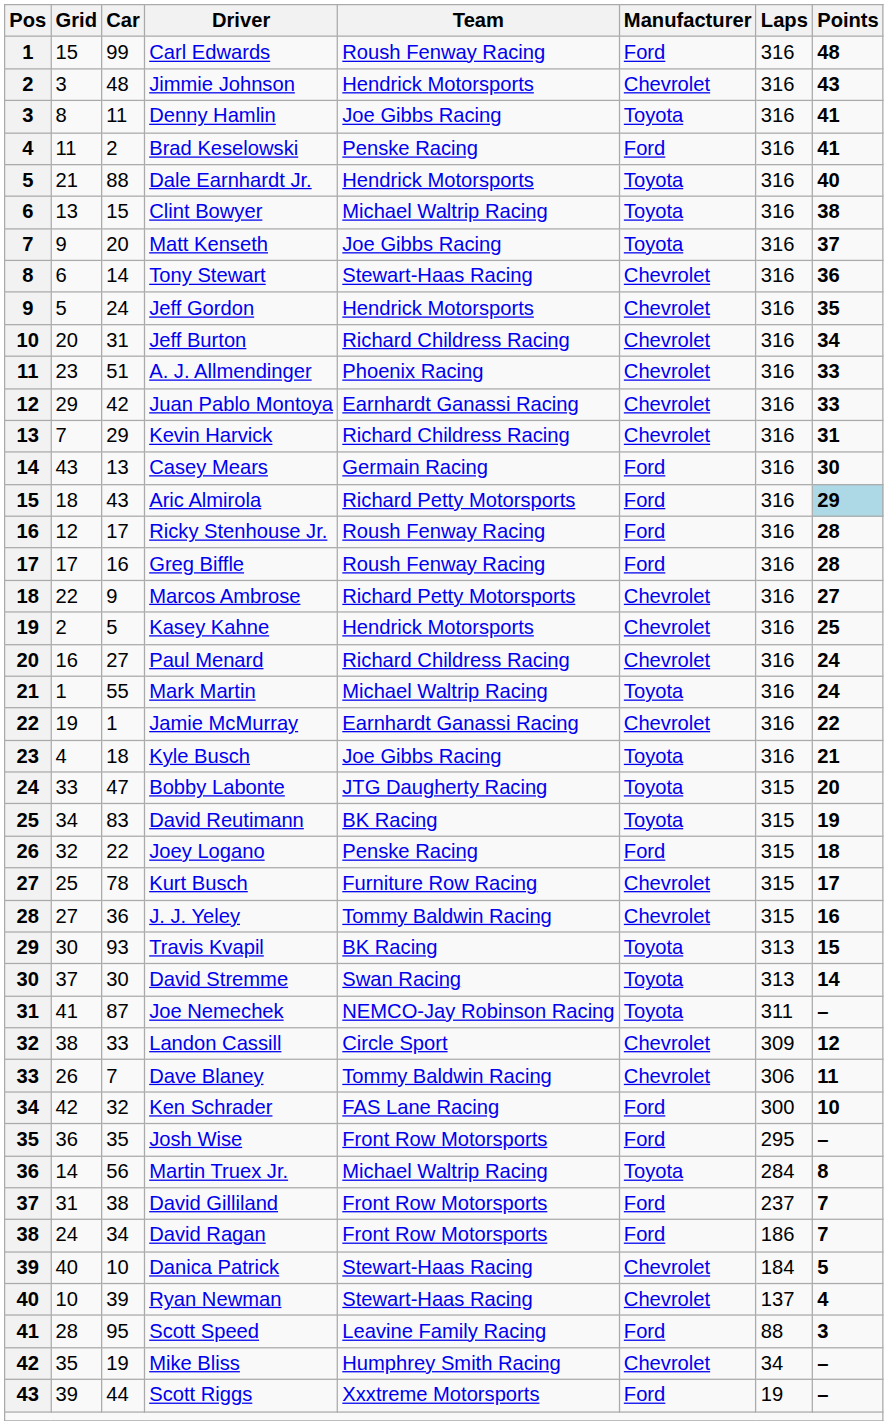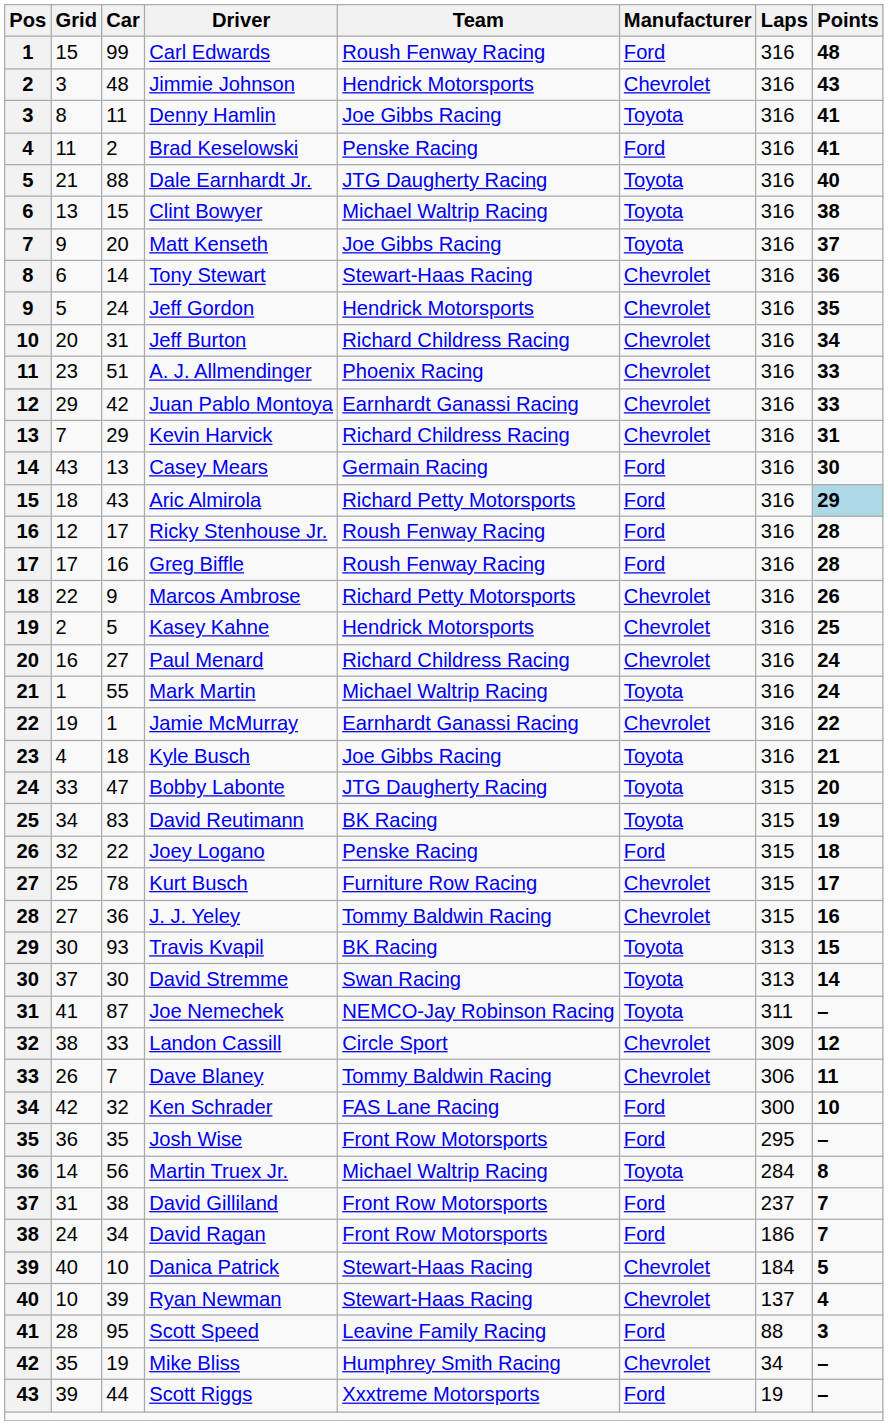(438, 180) Hendrick Motorsports -> (445, 180) JTG Daugherty Racing
(828, 595) 27 -> (828, 595) 26
